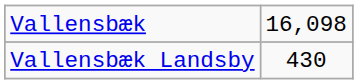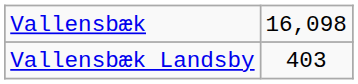(306, 61) 430 -> (306, 61) 403
